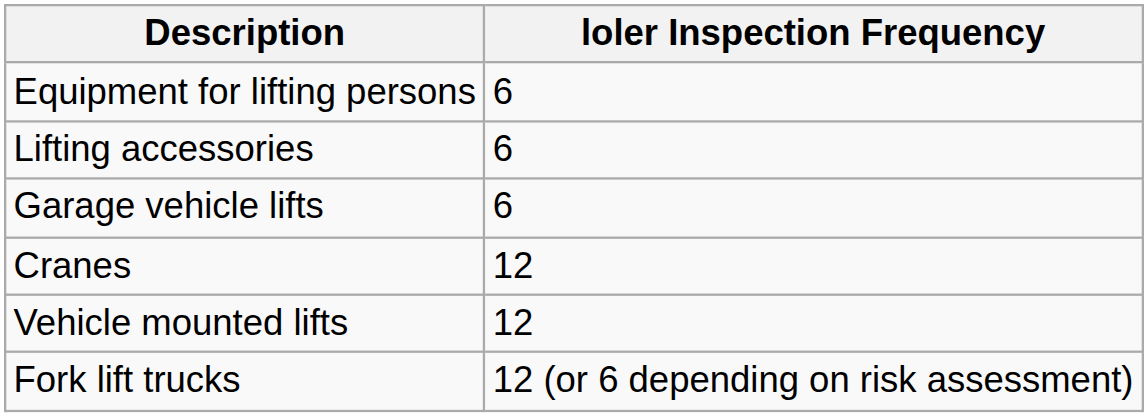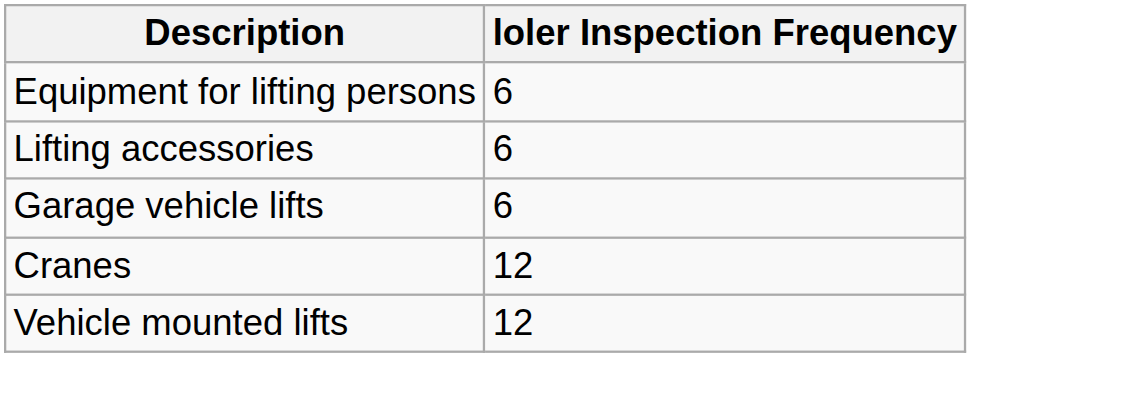- row: (127, 380)
